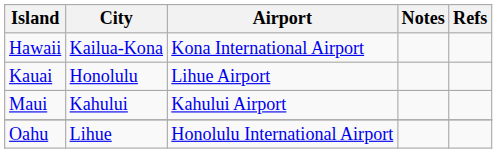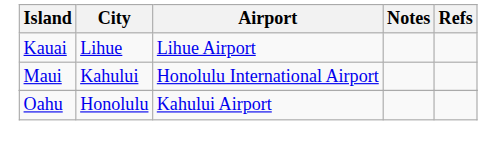- row: (35, 47)
(104, 76) Honolulu -> (101, 47) Lihue
(229, 104) Kahului Airport -> (268, 76) Honolulu International Airport
(91, 133) Lihue -> (114, 104) Honolulu
(282, 133) Honolulu International Airport -> (214, 104) Kahului Airport
